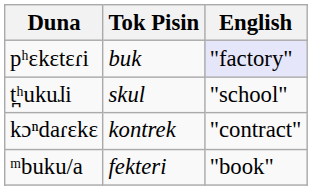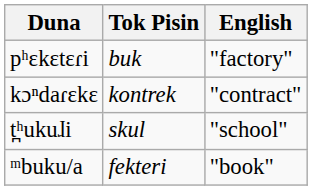(251, 58) lavender background -> (251, 58) no background
rows swapped: (41, 94) <-> (54, 130)
